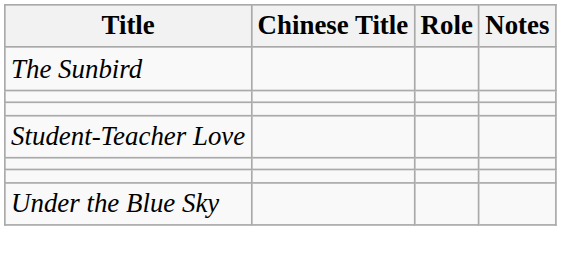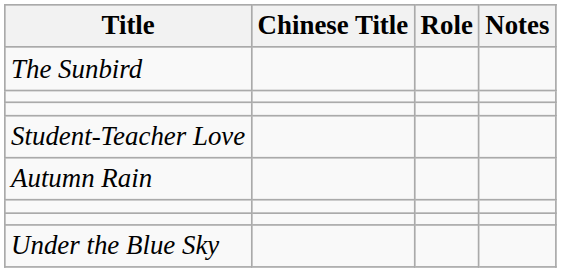+ row: (82, 178)
